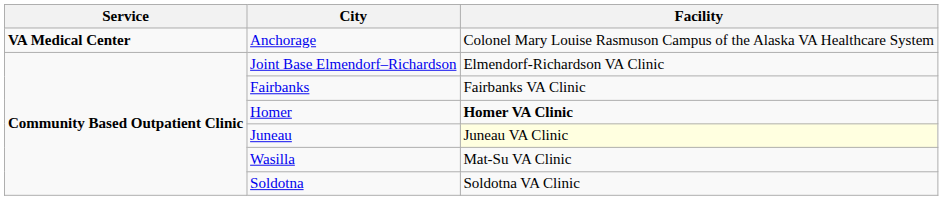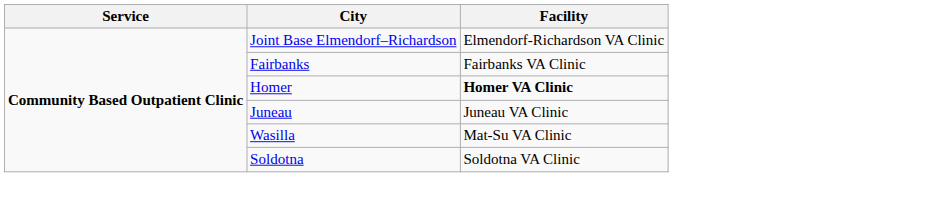- row: (283, 40)
(516, 135) lightyellow background -> (516, 111) no background
